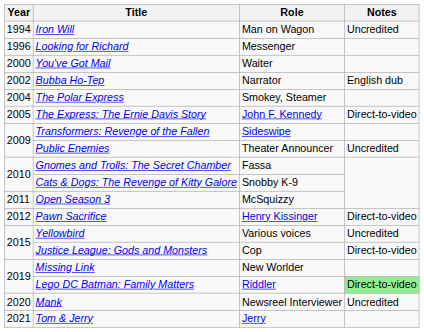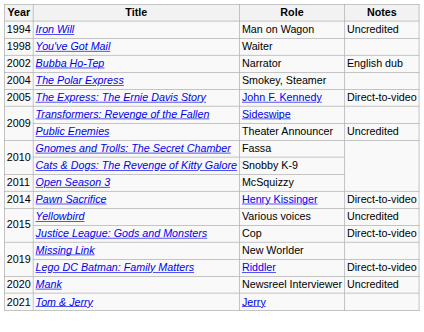- row: (82, 47)
(19, 64) 2000 -> (19, 47) 1998
(19, 217) 2012 -> (19, 200) 2014
(382, 285) lightgreen background -> (382, 268) no background
